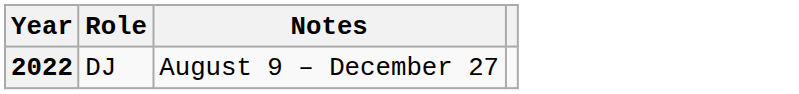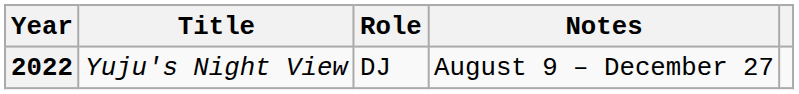+ column: (216, 26)
